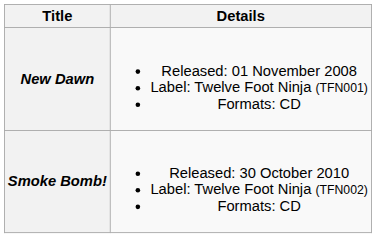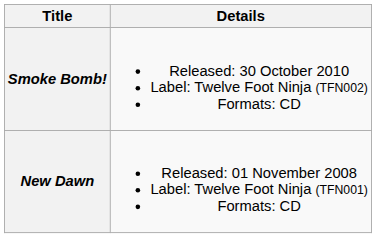rows swapped: (57, 79) <-> (57, 181)
